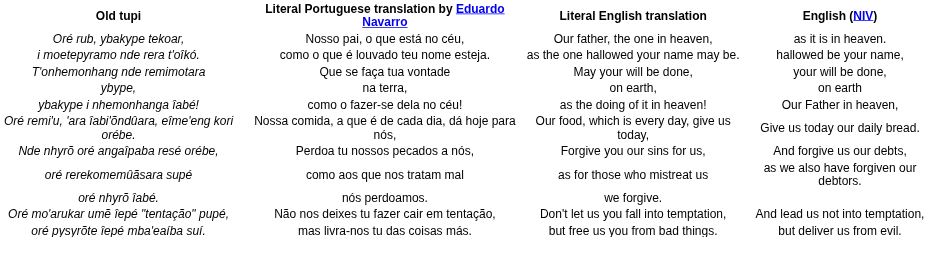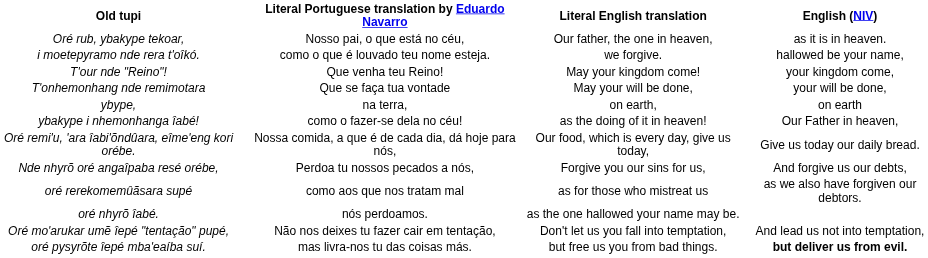(633, 55) as the one hallowed your name may be. -> (633, 55) we forgive.
+ row: (119, 72)
(633, 198) we forgive. -> (633, 214) as the one hallowed your name may be.
(840, 231) normal -> (840, 247) bold
